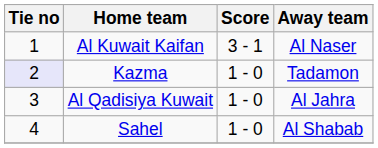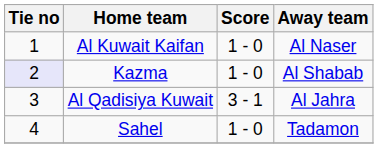(245, 45) 3 - 1 -> (245, 45) 1 - 0
(323, 73) Tadamon -> (323, 73) Al Shabab
(245, 101) 1 - 0 -> (245, 101) 3 - 1
(323, 128) Al Shabab -> (323, 128) Tadamon
